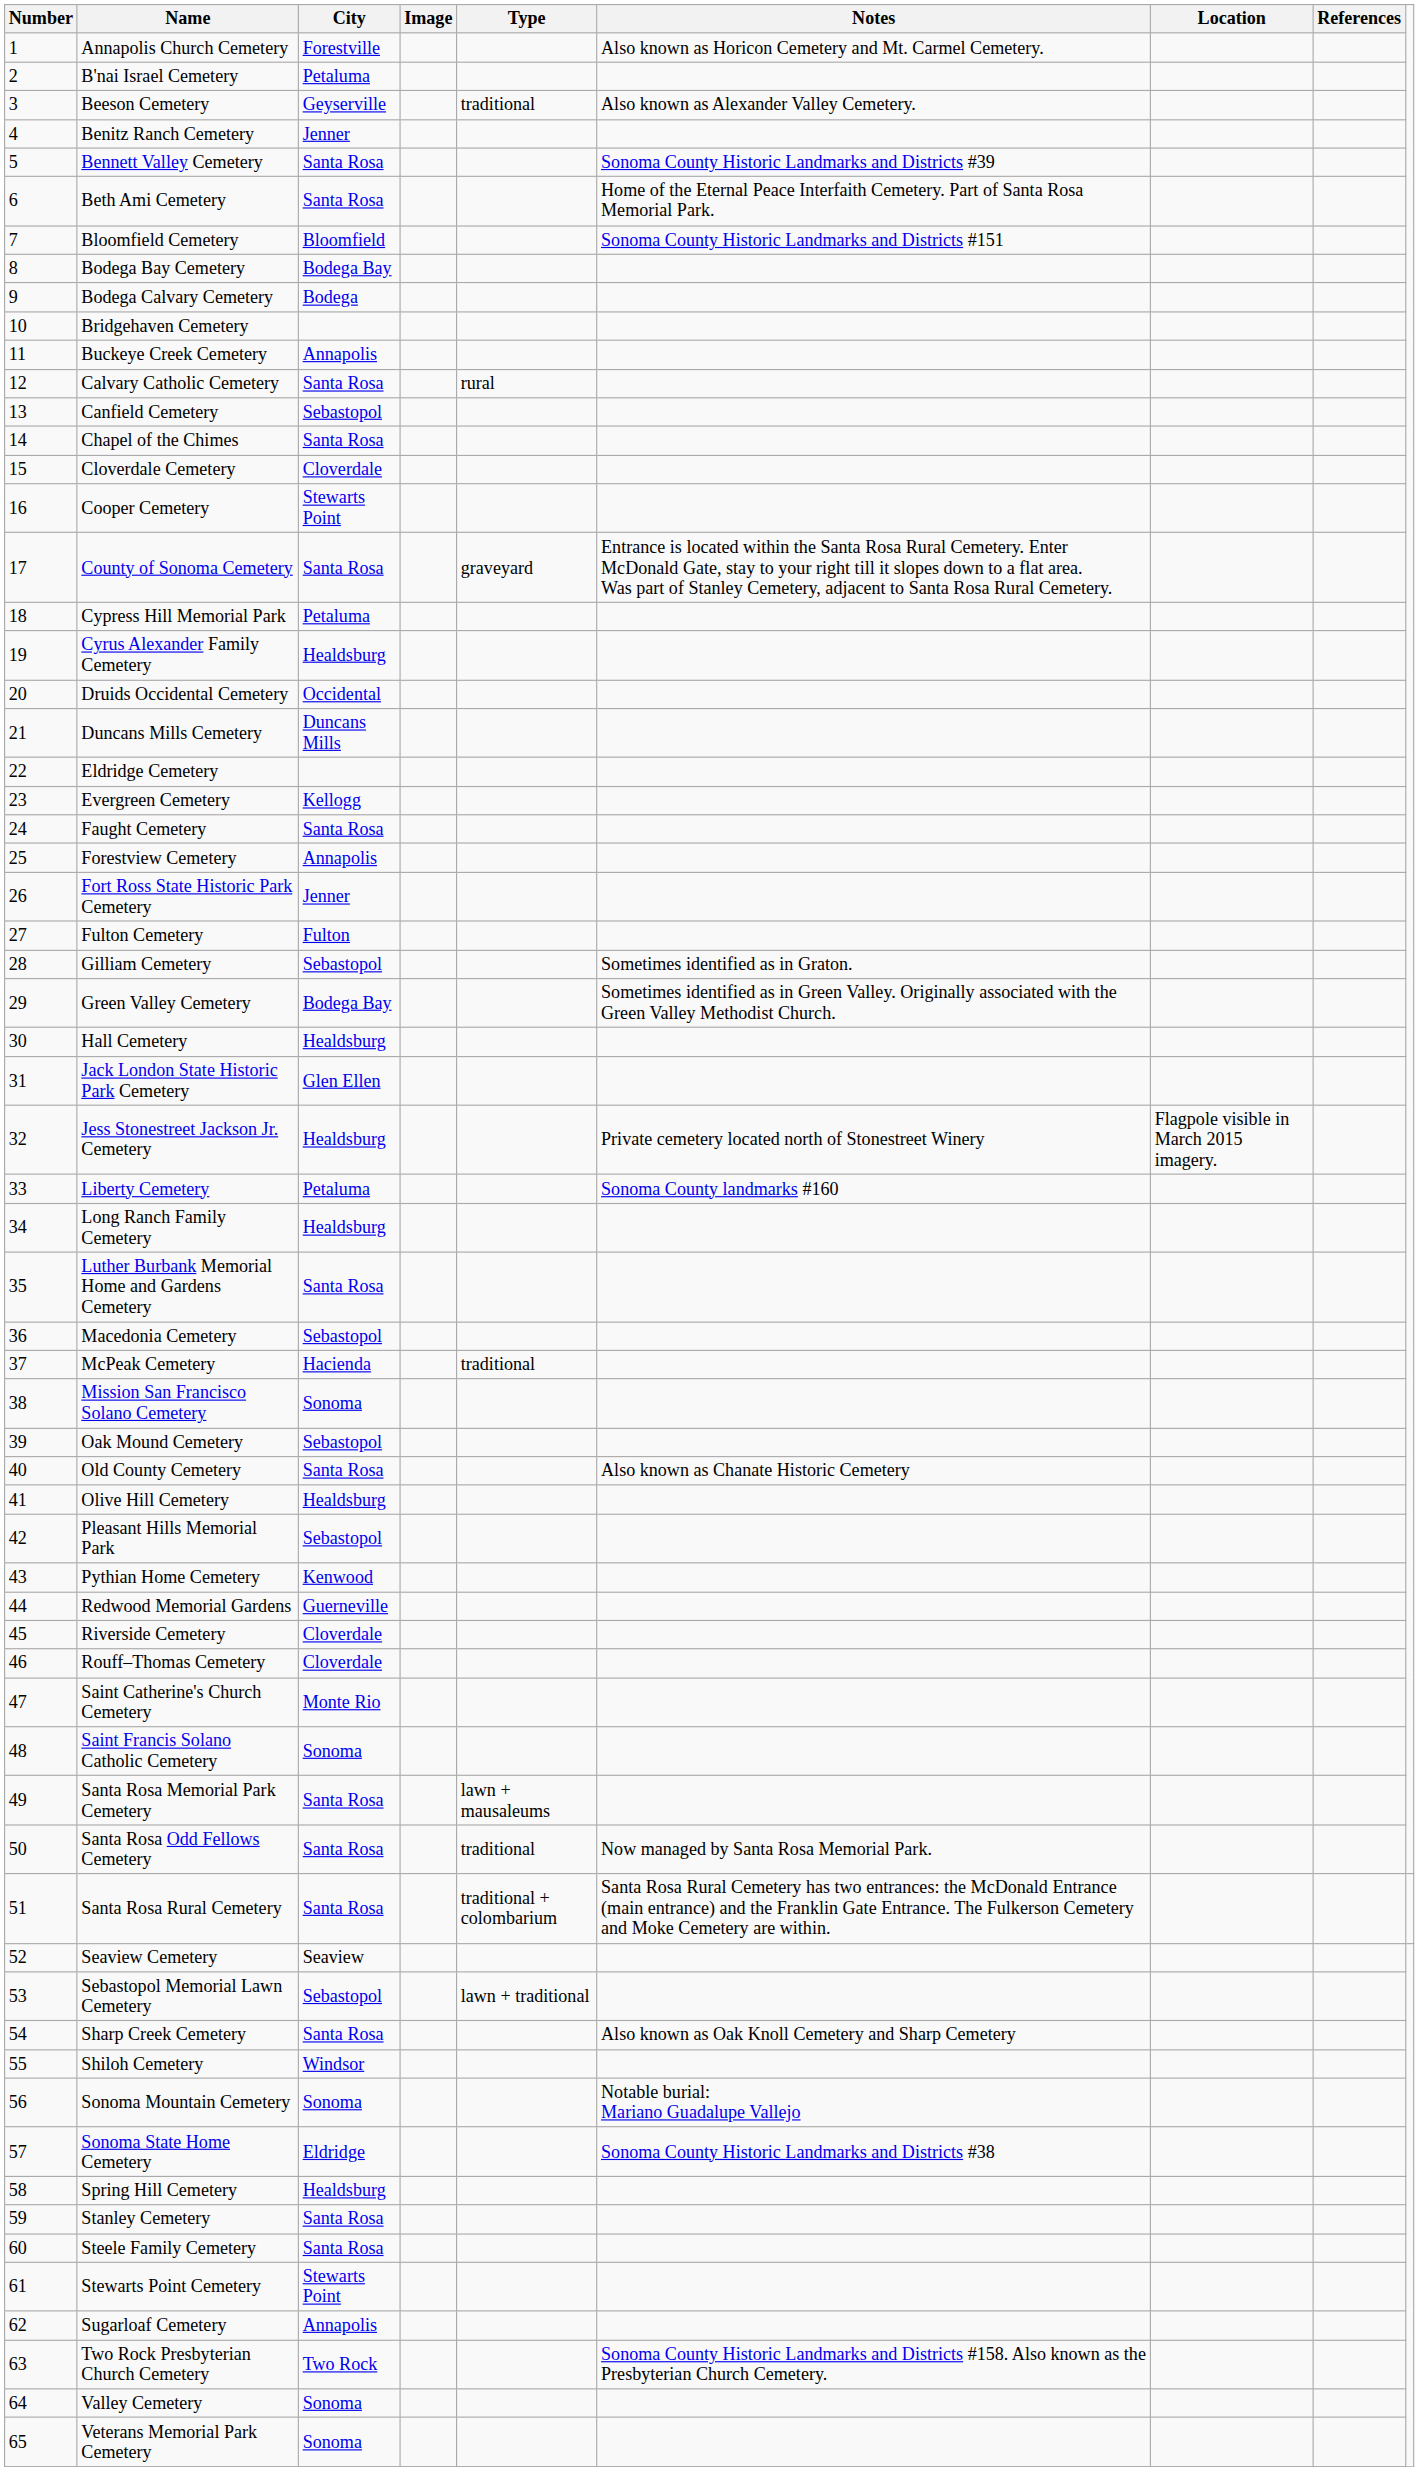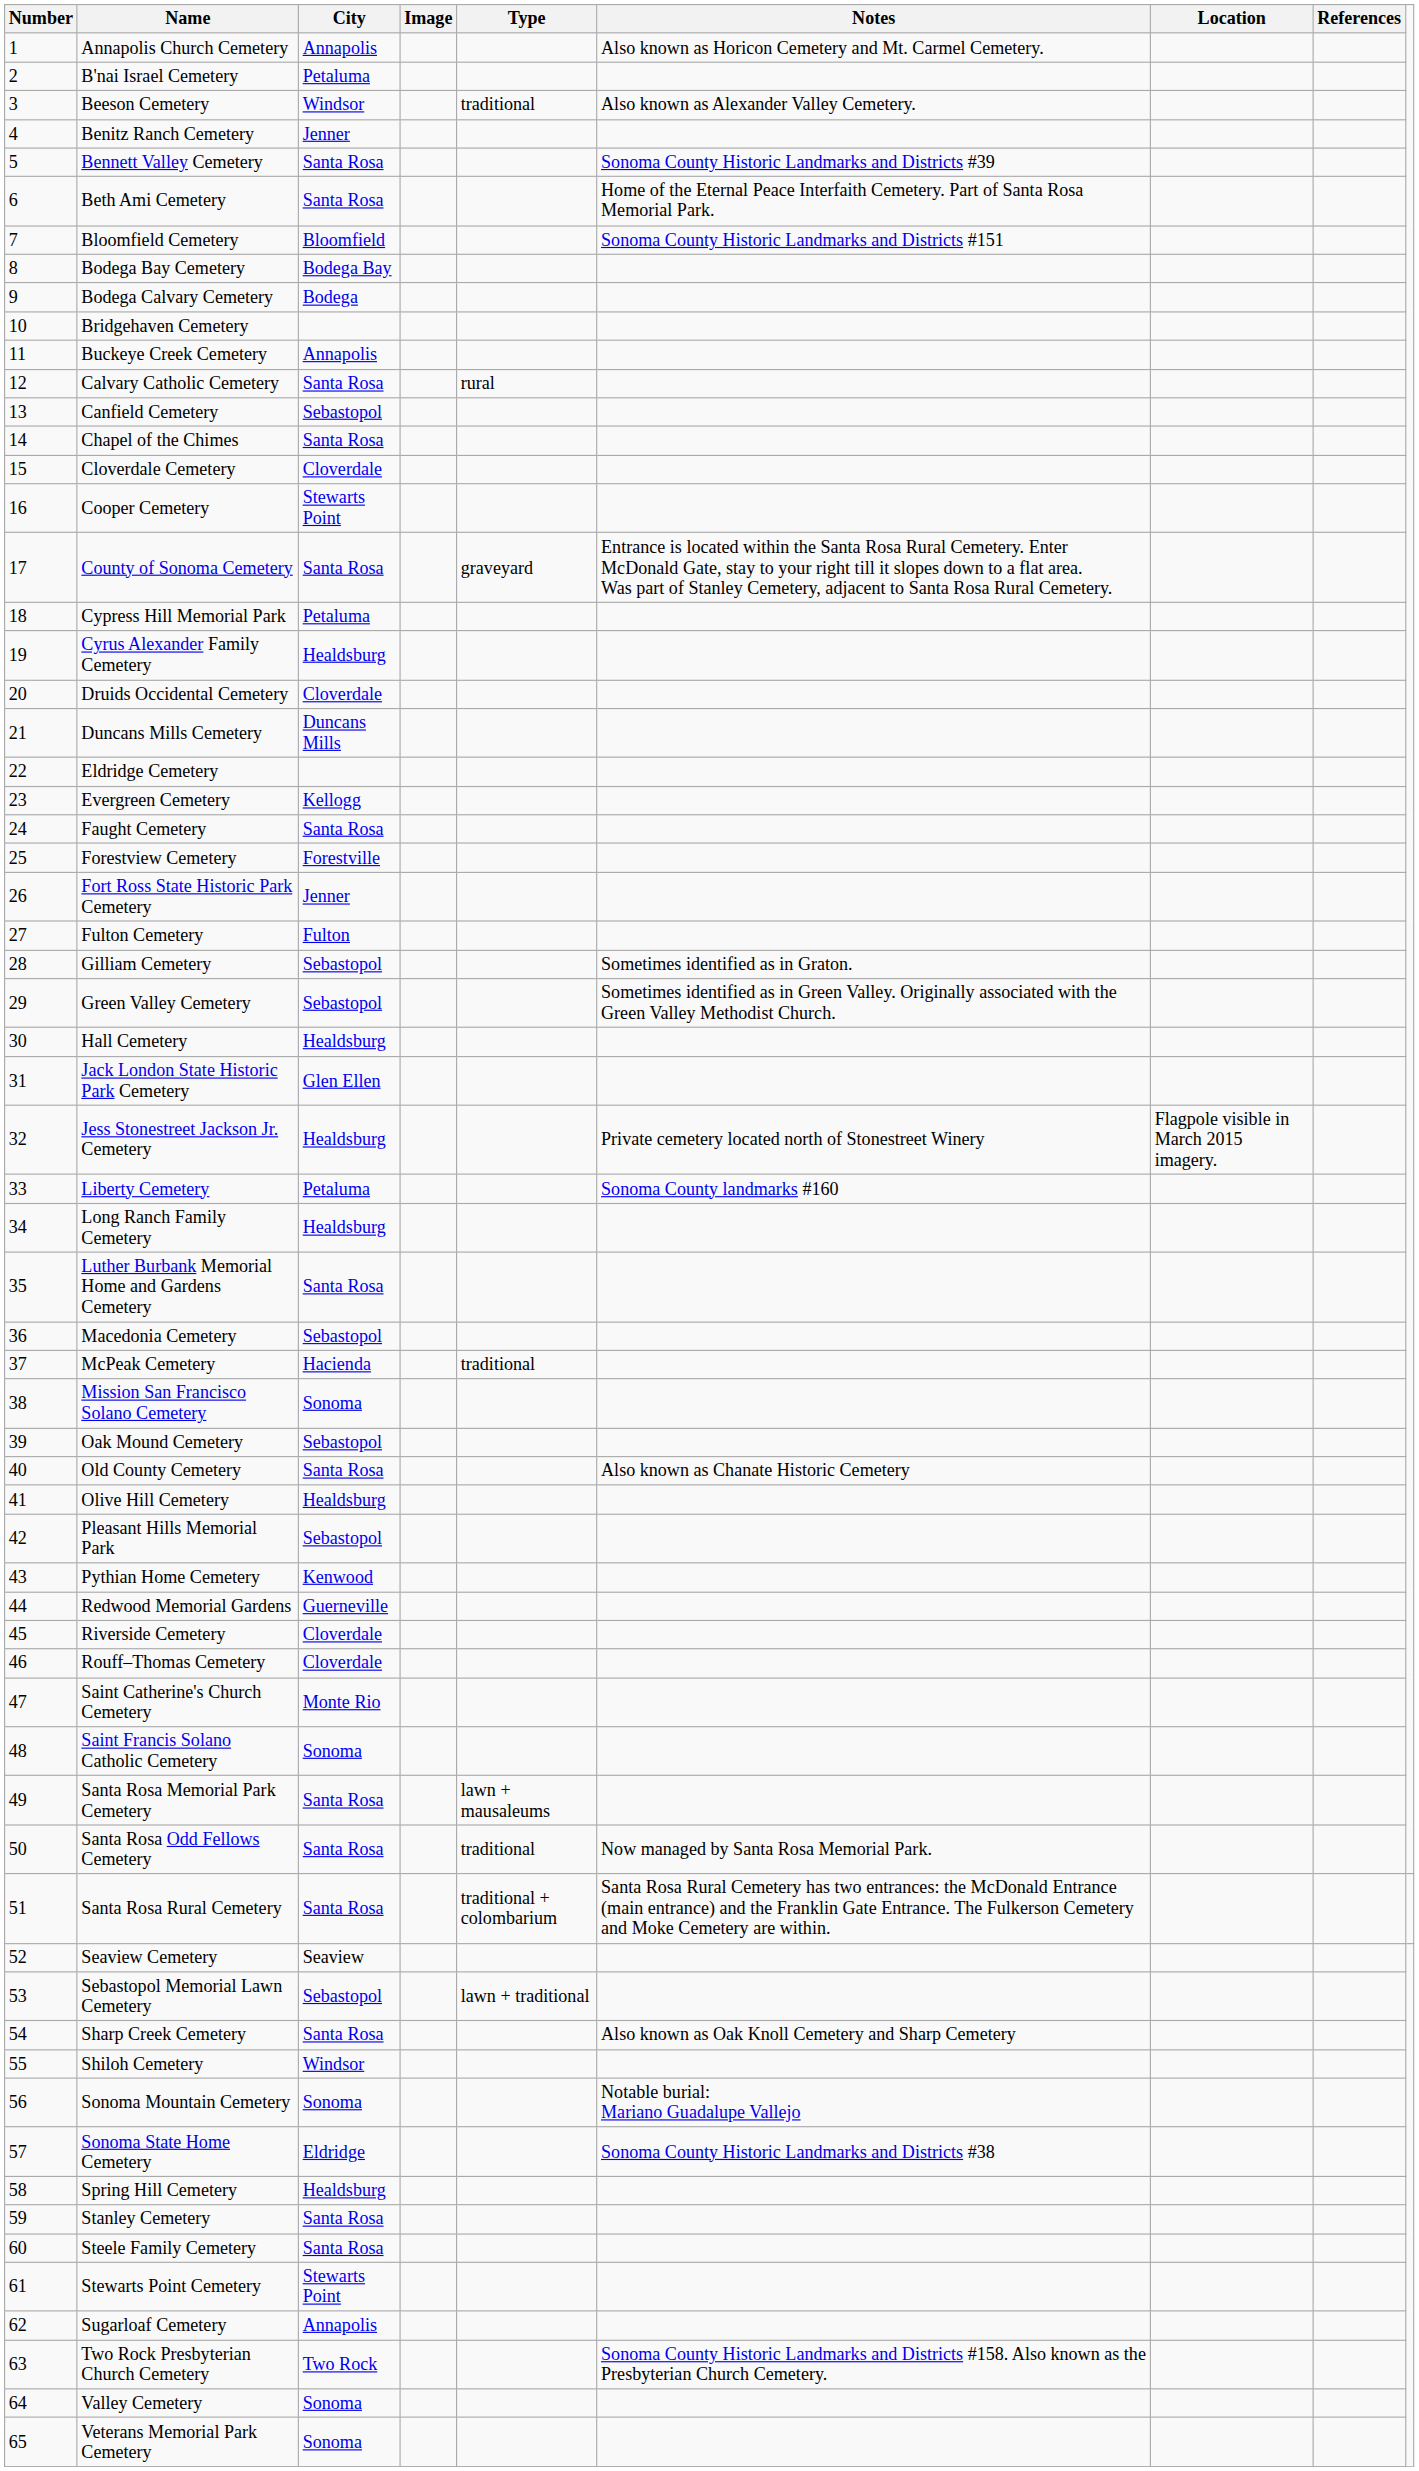(341, 47) Forestville -> (340, 47) Annapolis
(344, 104) Geyserville -> (333, 104) Windsor
(342, 694) Occidental -> (342, 694) Cloverdale
(340, 857) Annapolis -> (341, 857) Forestville
(347, 1002) Bodega Bay -> (342, 1002) Sebastopol
